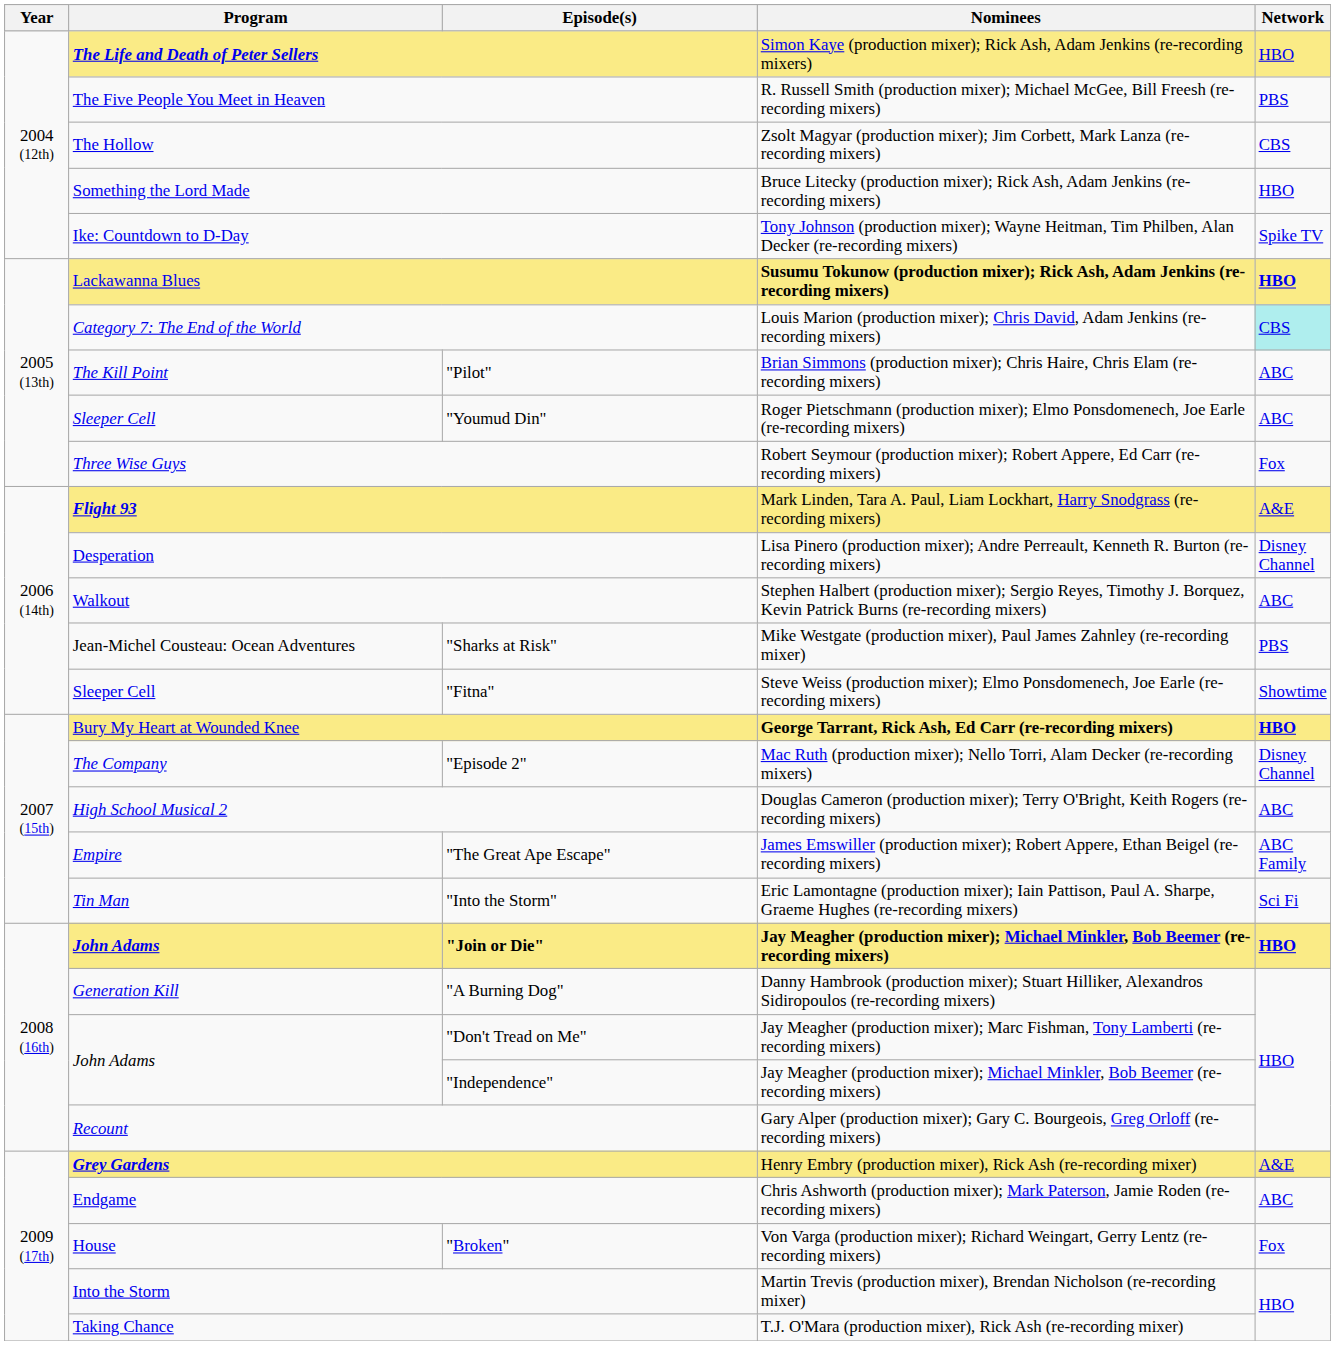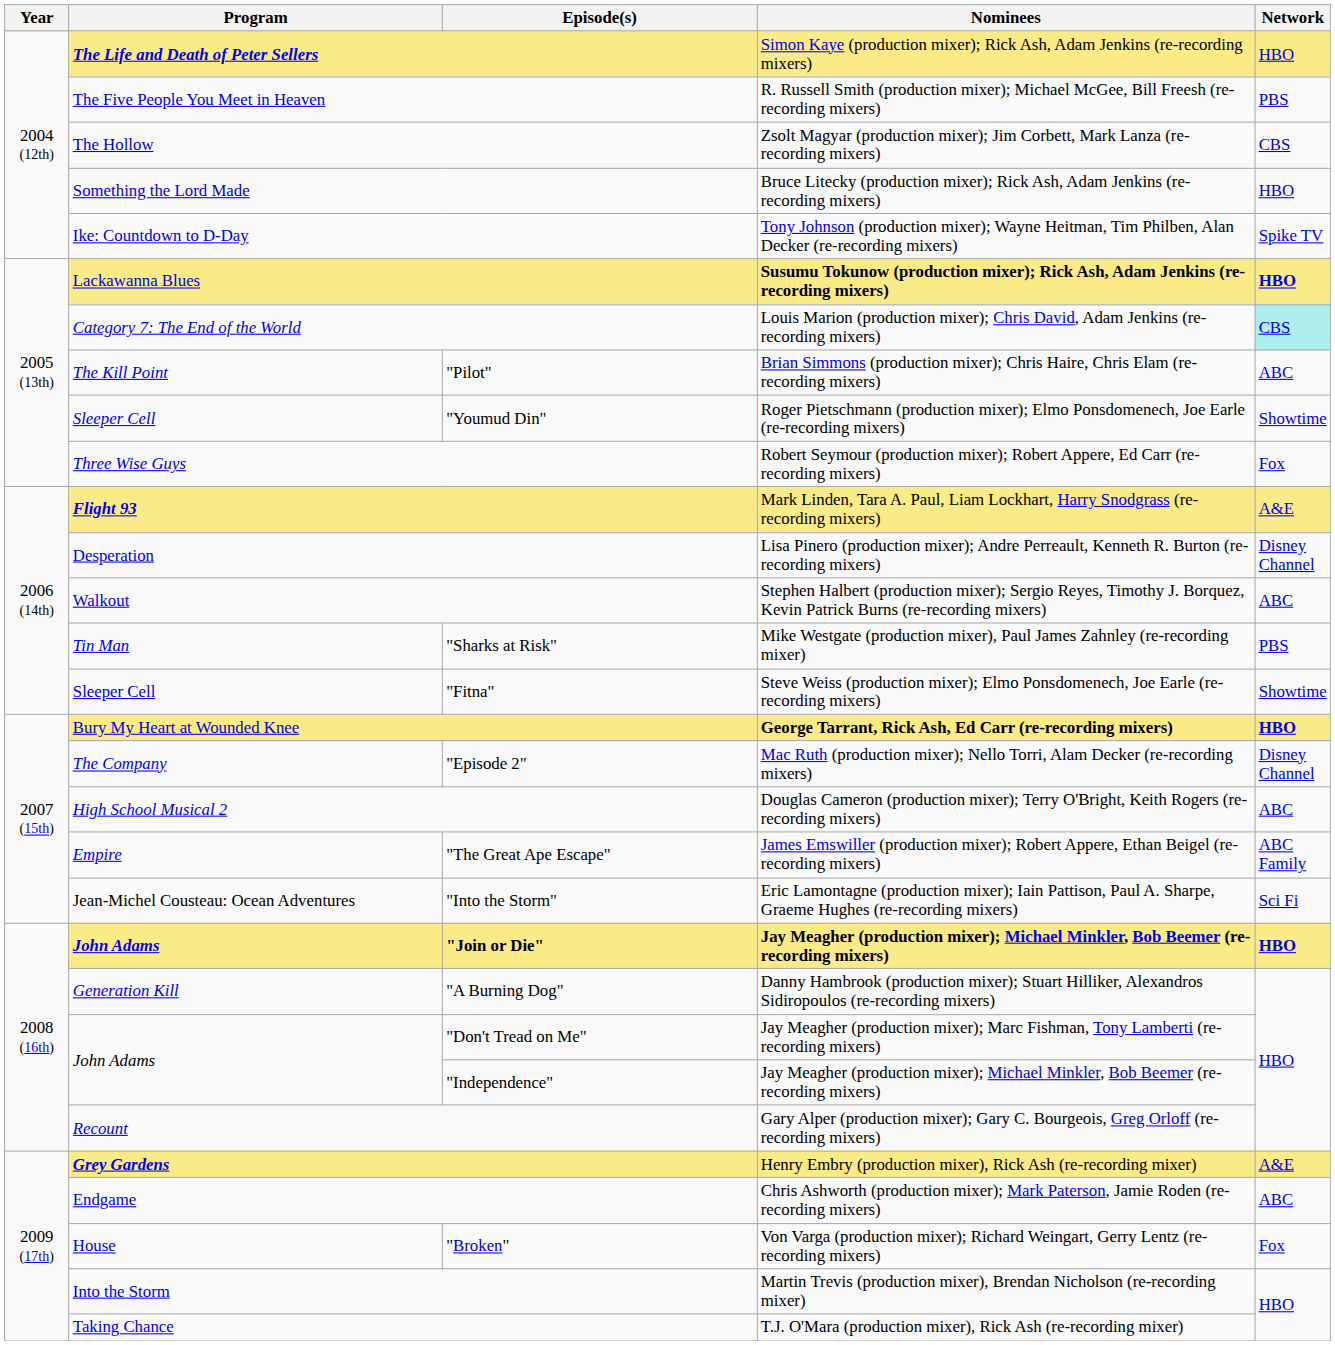(1276, 418) ABC -> (1293, 418) Showtime
(214, 645) Jean-Michel Cousteau: Ocean Adventures -> (101, 645) Tin Man
(101, 900) Tin Man -> (214, 900) Jean-Michel Cousteau: Ocean Adventures
